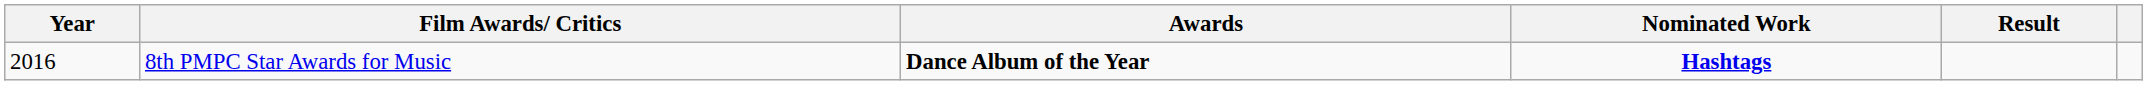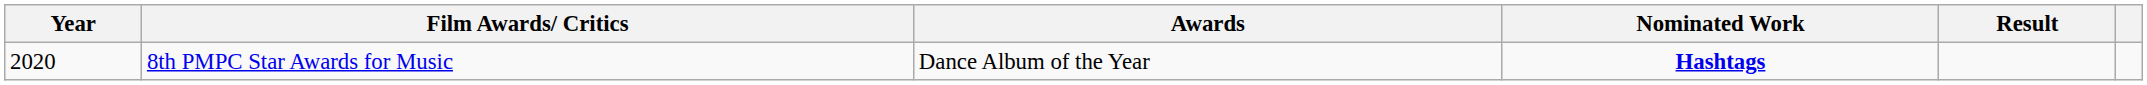(33, 61) 2016 -> (33, 61) 2020
(1028, 61) bold -> (1034, 61) normal
